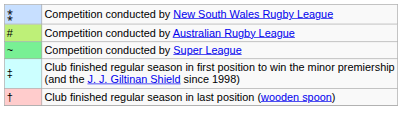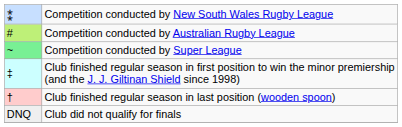+ row: (113, 114)
